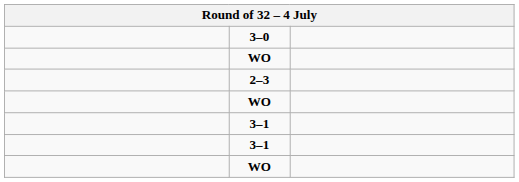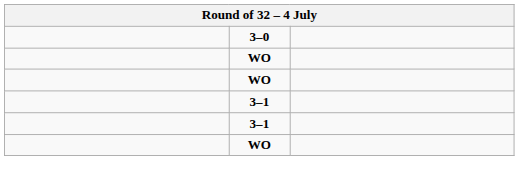- row: (117, 80)
